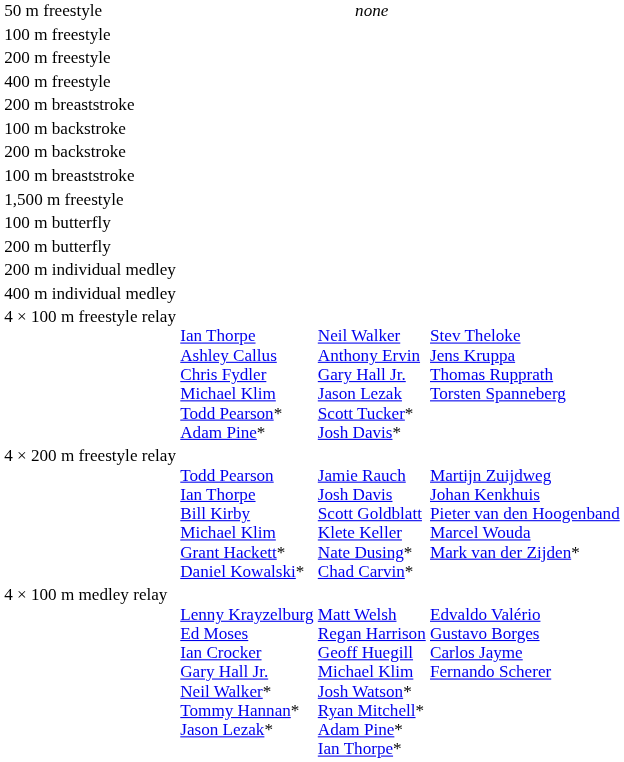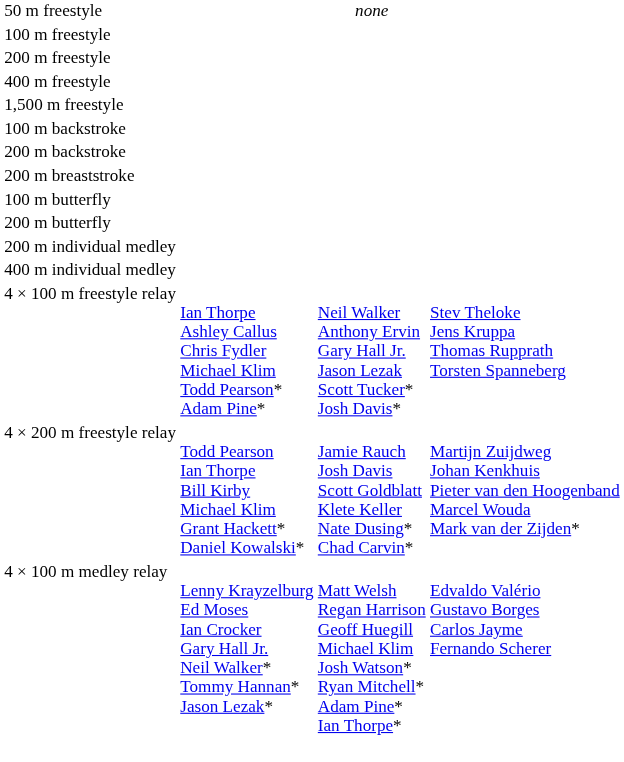rows swapped: (64, 199) <-> (69, 104)
- row: (69, 175)
